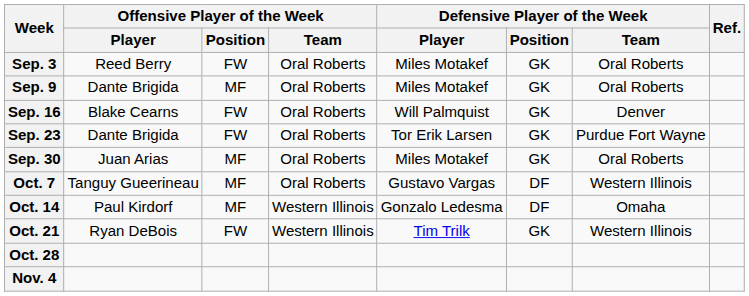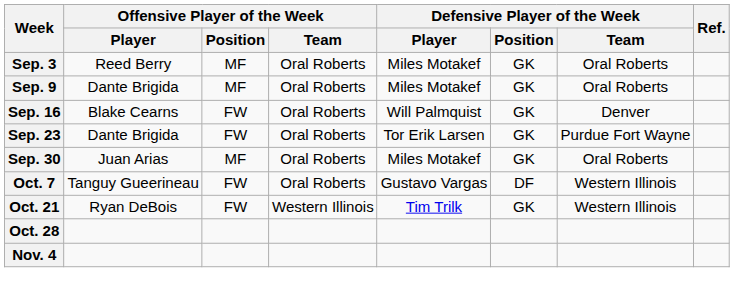(235, 64) FW -> (235, 64) MF
(235, 183) MF -> (235, 183) FW
- row: (34, 207)
